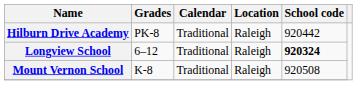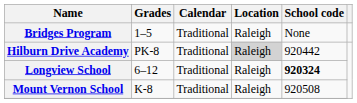+ row: (68, 32)
(253, 32) no background -> (253, 51) lightgrey background
